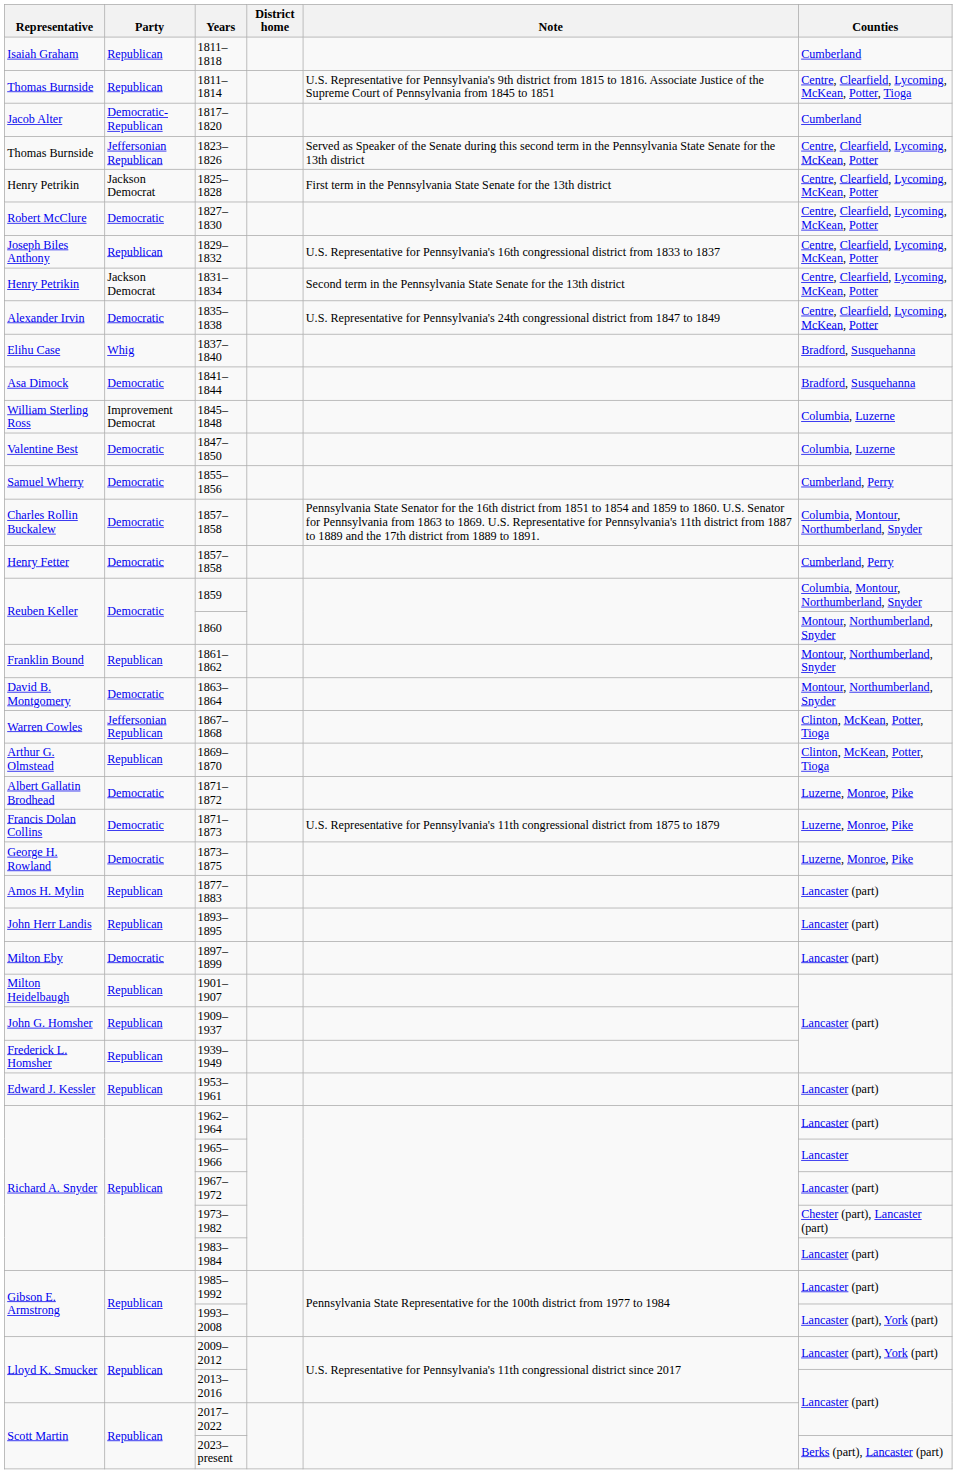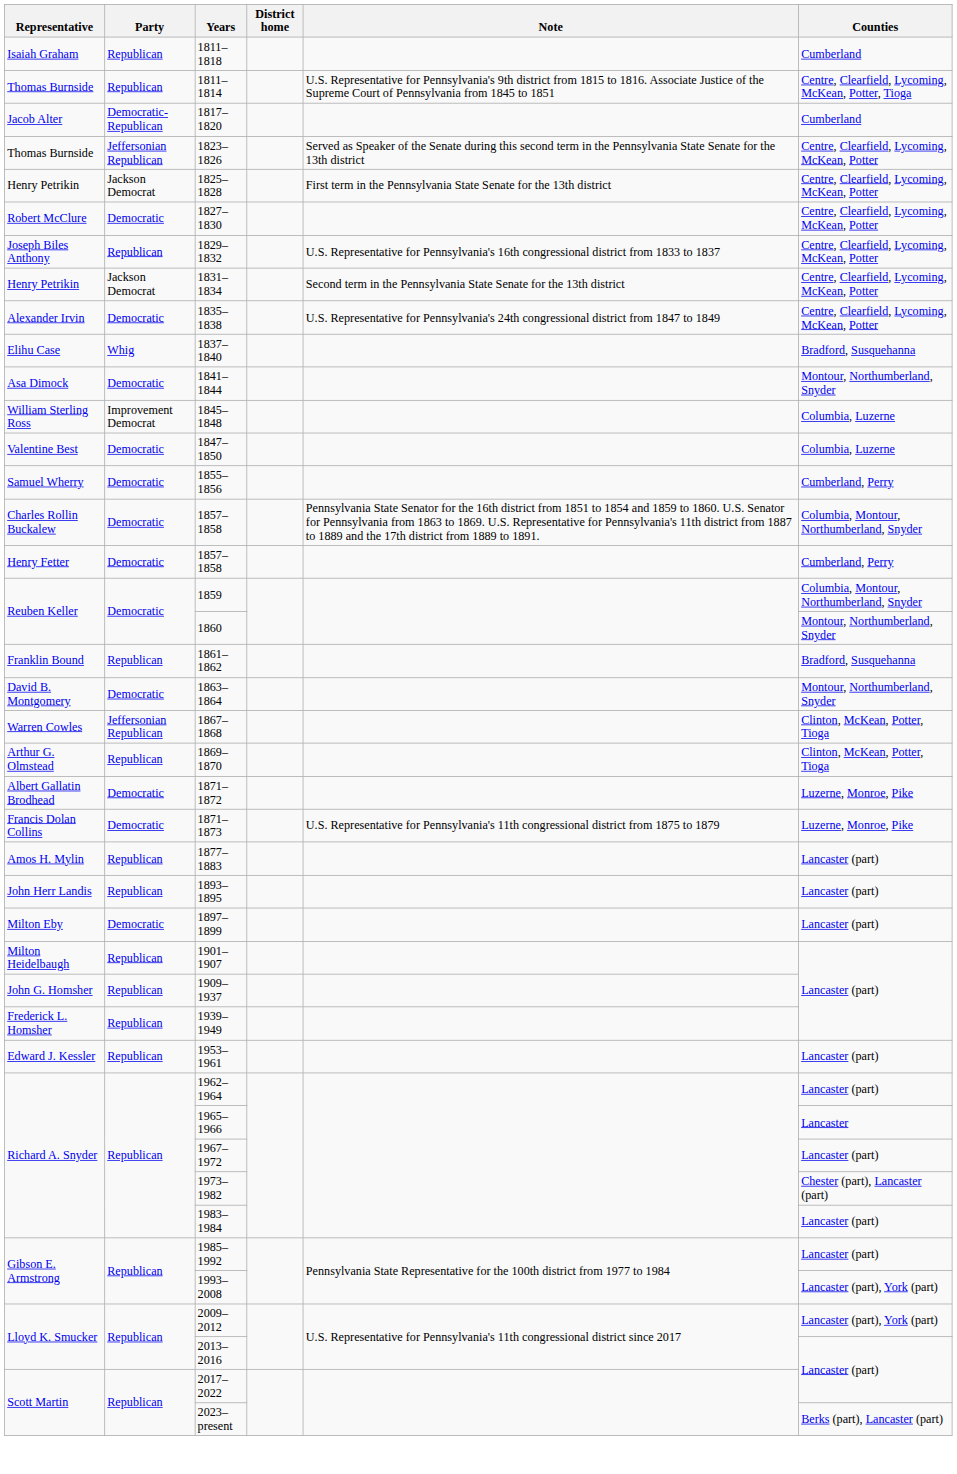(858, 383) Bradford, Susquehanna -> (867, 383) Montour, Northumberland, Snyder
(867, 660) Montour, Northumberland, Snyder -> (858, 660) Bradford, Susquehanna
- row: (32, 858)
